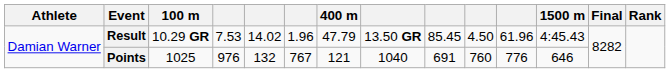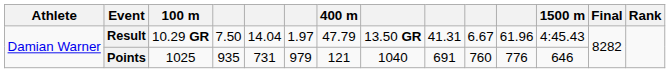(229, 37) 7.53 -> (229, 37) 7.50
(265, 37) 14.02 -> (265, 37) 14.04
(301, 37) 1.96 -> (301, 37) 1.97
(445, 37) 85.45 -> (445, 37) 41.31
(481, 37) 4.50 -> (481, 37) 6.67
(229, 58) 976 -> (229, 58) 935
(265, 58) 132 -> (265, 58) 731
(301, 58) 767 -> (301, 58) 979
